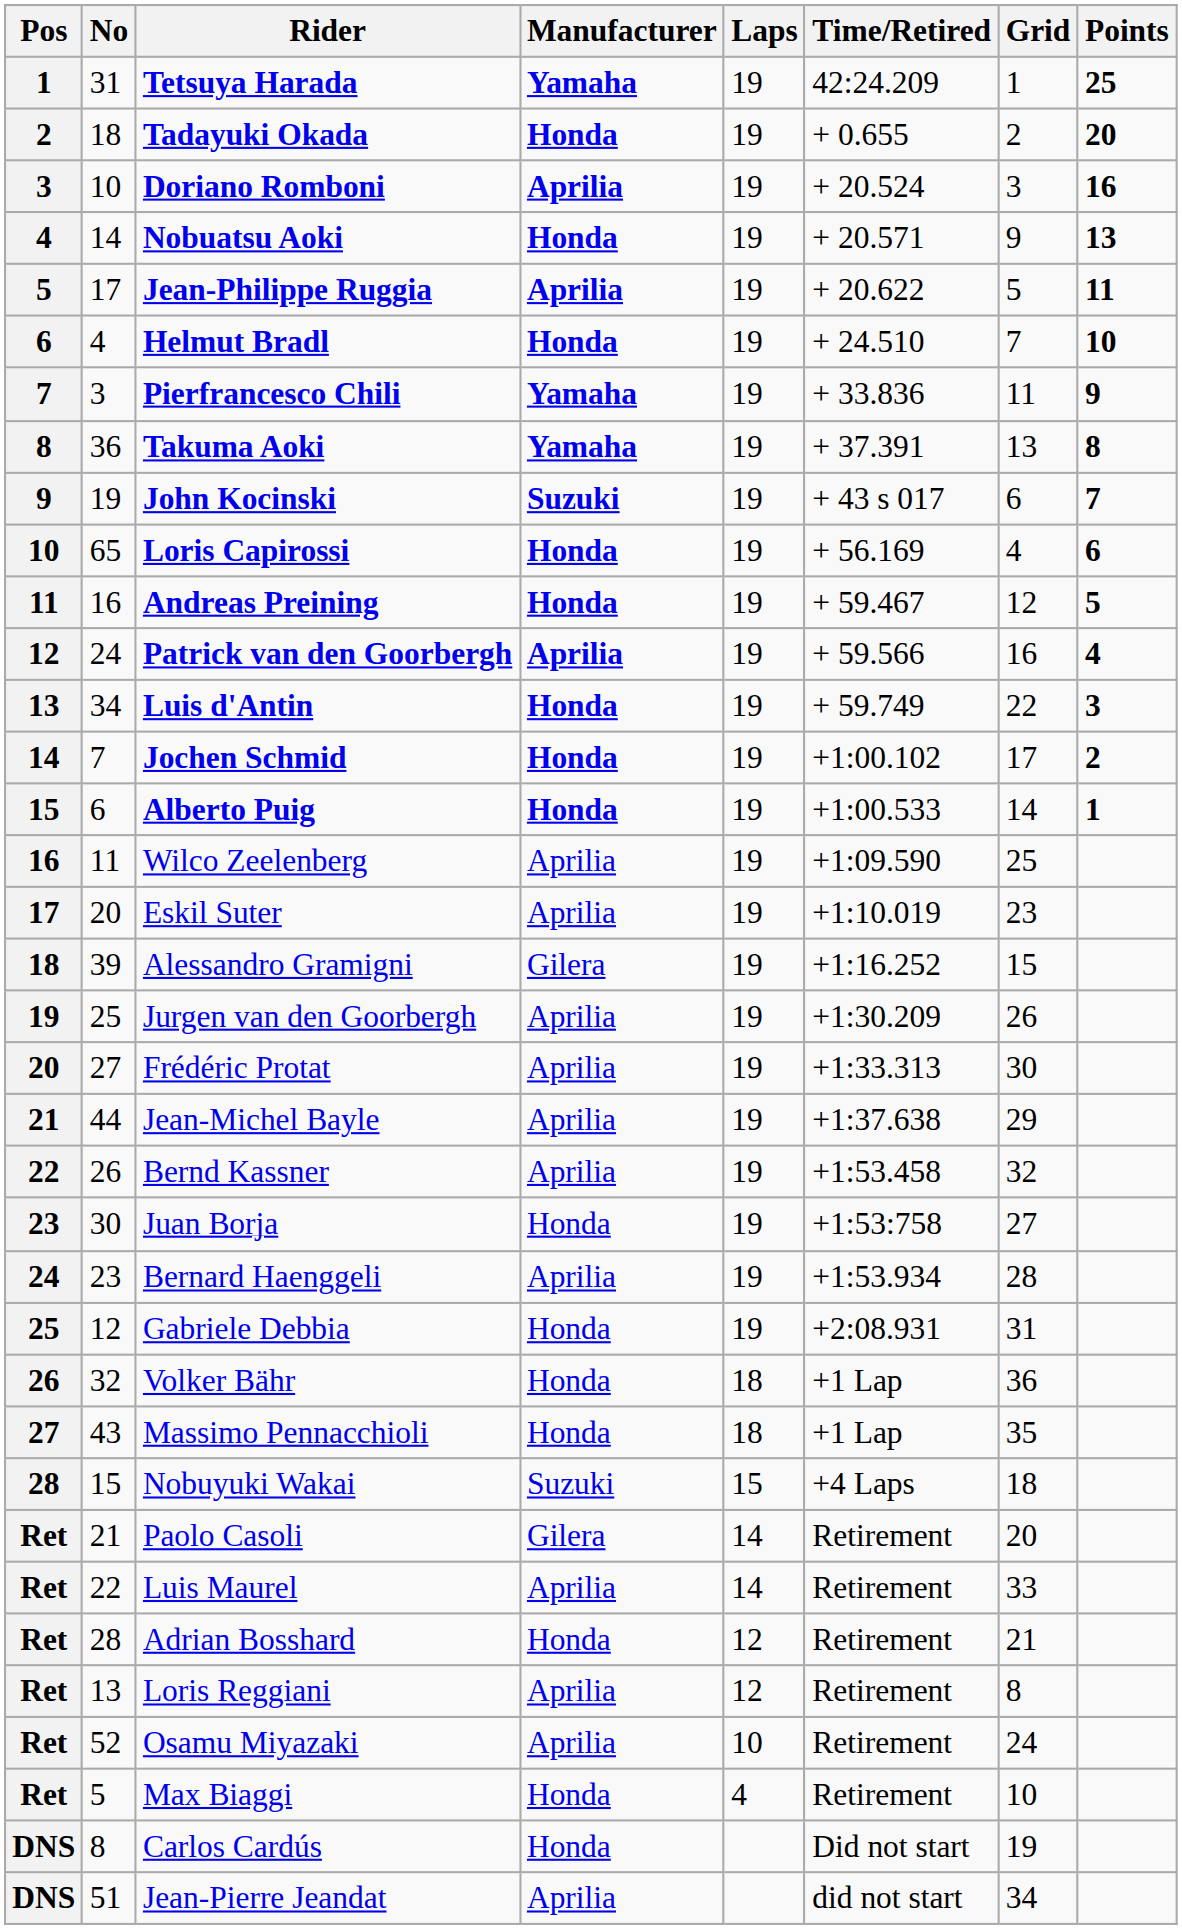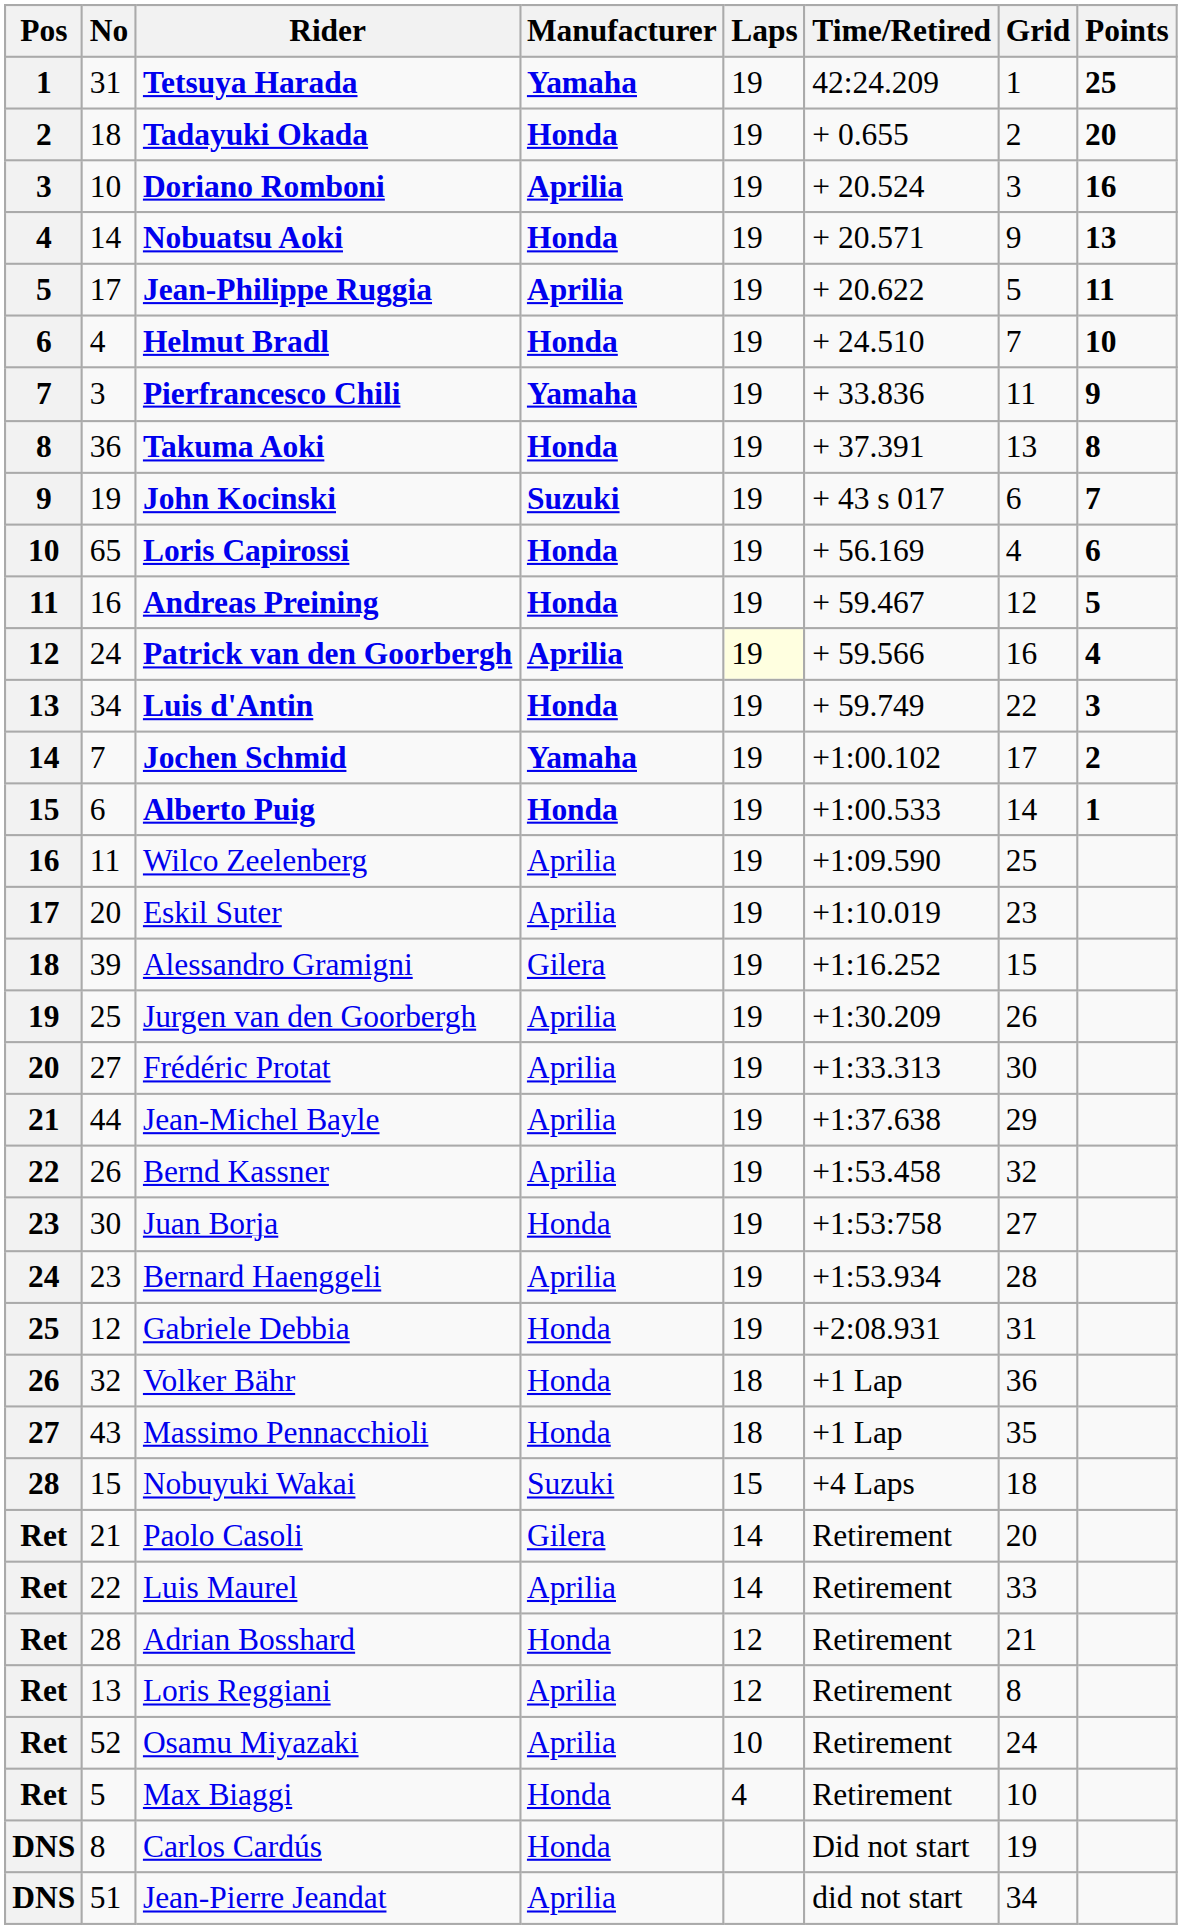(582, 445) Yamaha -> (572, 445) Honda
(747, 653) no background -> (747, 653) lightyellow background
(572, 756) Honda -> (582, 756) Yamaha
